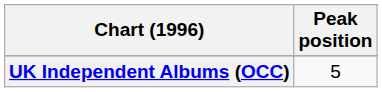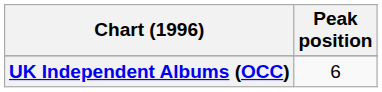(335, 71) 5 -> (335, 71) 6
